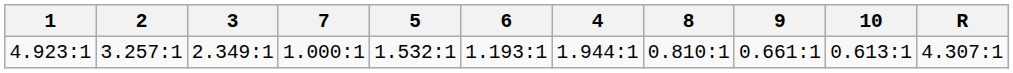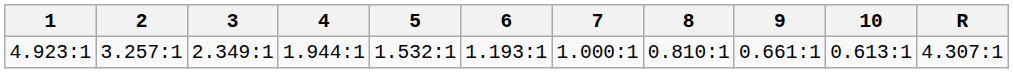columns swapped: (598, 21) <-> (324, 21)
